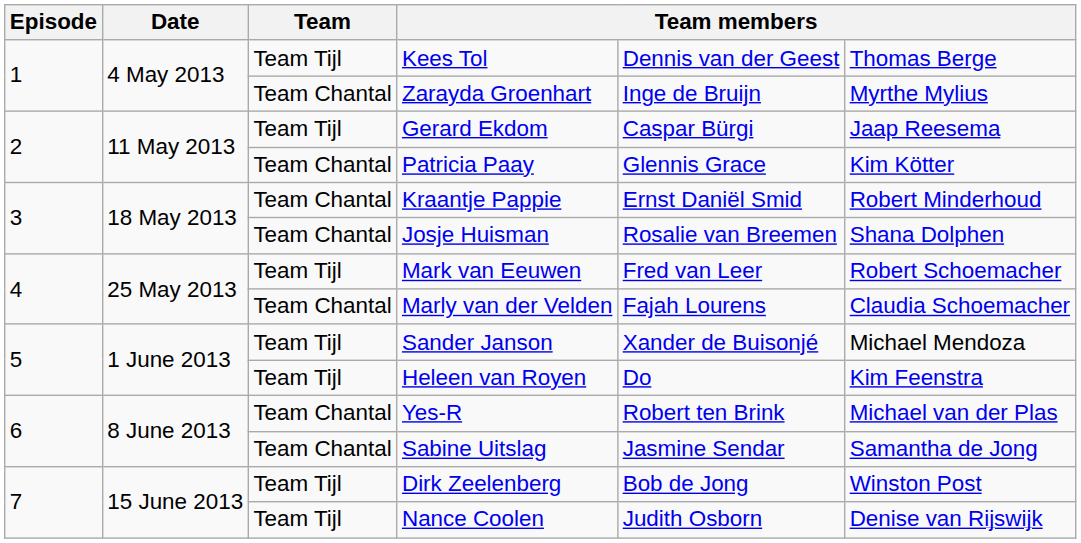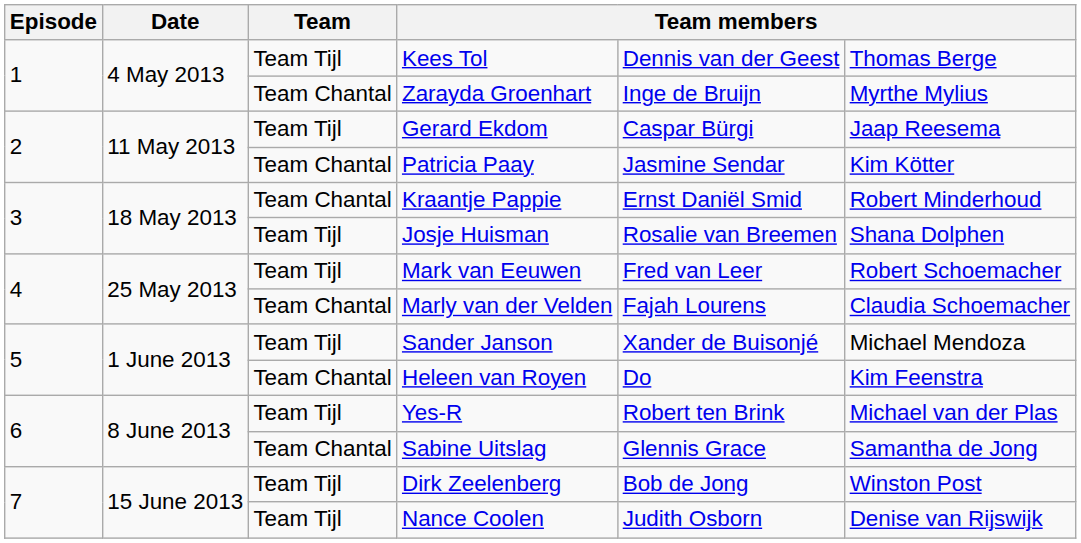(694, 164) Glennis Grace -> (704, 164) Jasmine Sendar
(323, 235) Team Chantal -> (298, 235) Team Tijl
(298, 377) Team Tijl -> (323, 377) Team Chantal
(323, 413) Team Chantal -> (298, 413) Team Tijl
(704, 448) Jasmine Sendar -> (694, 448) Glennis Grace
